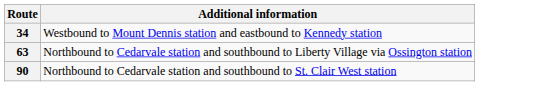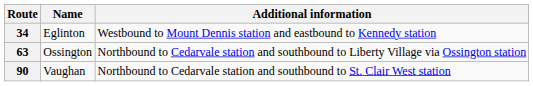+ column: (68, 14)
